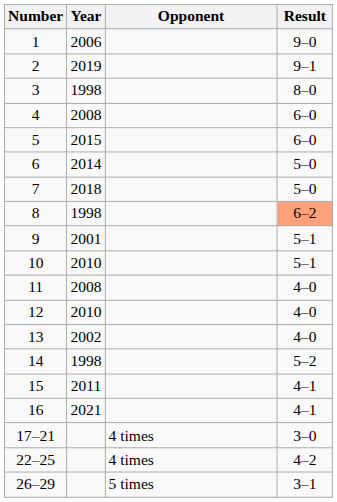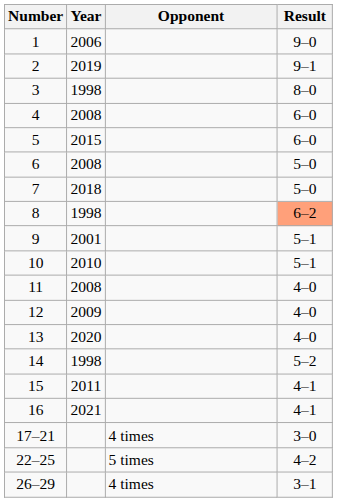(86, 164) 2014 -> (86, 164) 2008
(86, 312) 2010 -> (86, 312) 2009
(86, 336) 2002 -> (86, 336) 2020
(131, 459) 4 times -> (131, 459) 5 times
(131, 484) 5 times -> (131, 484) 4 times
